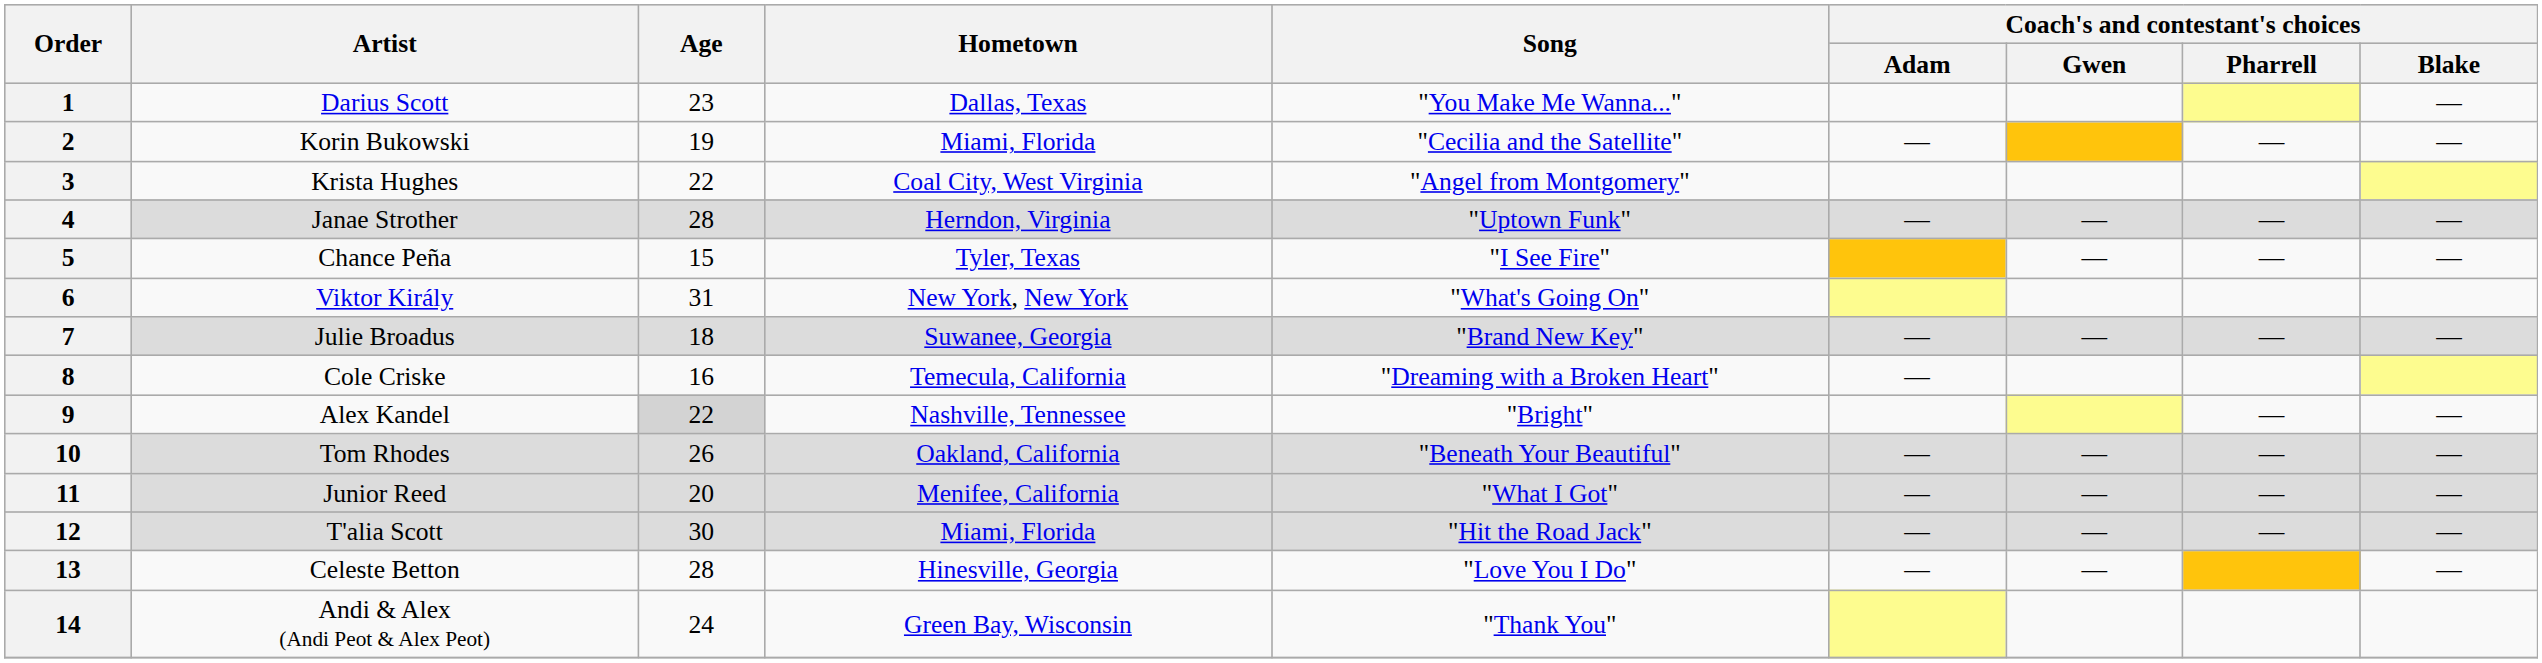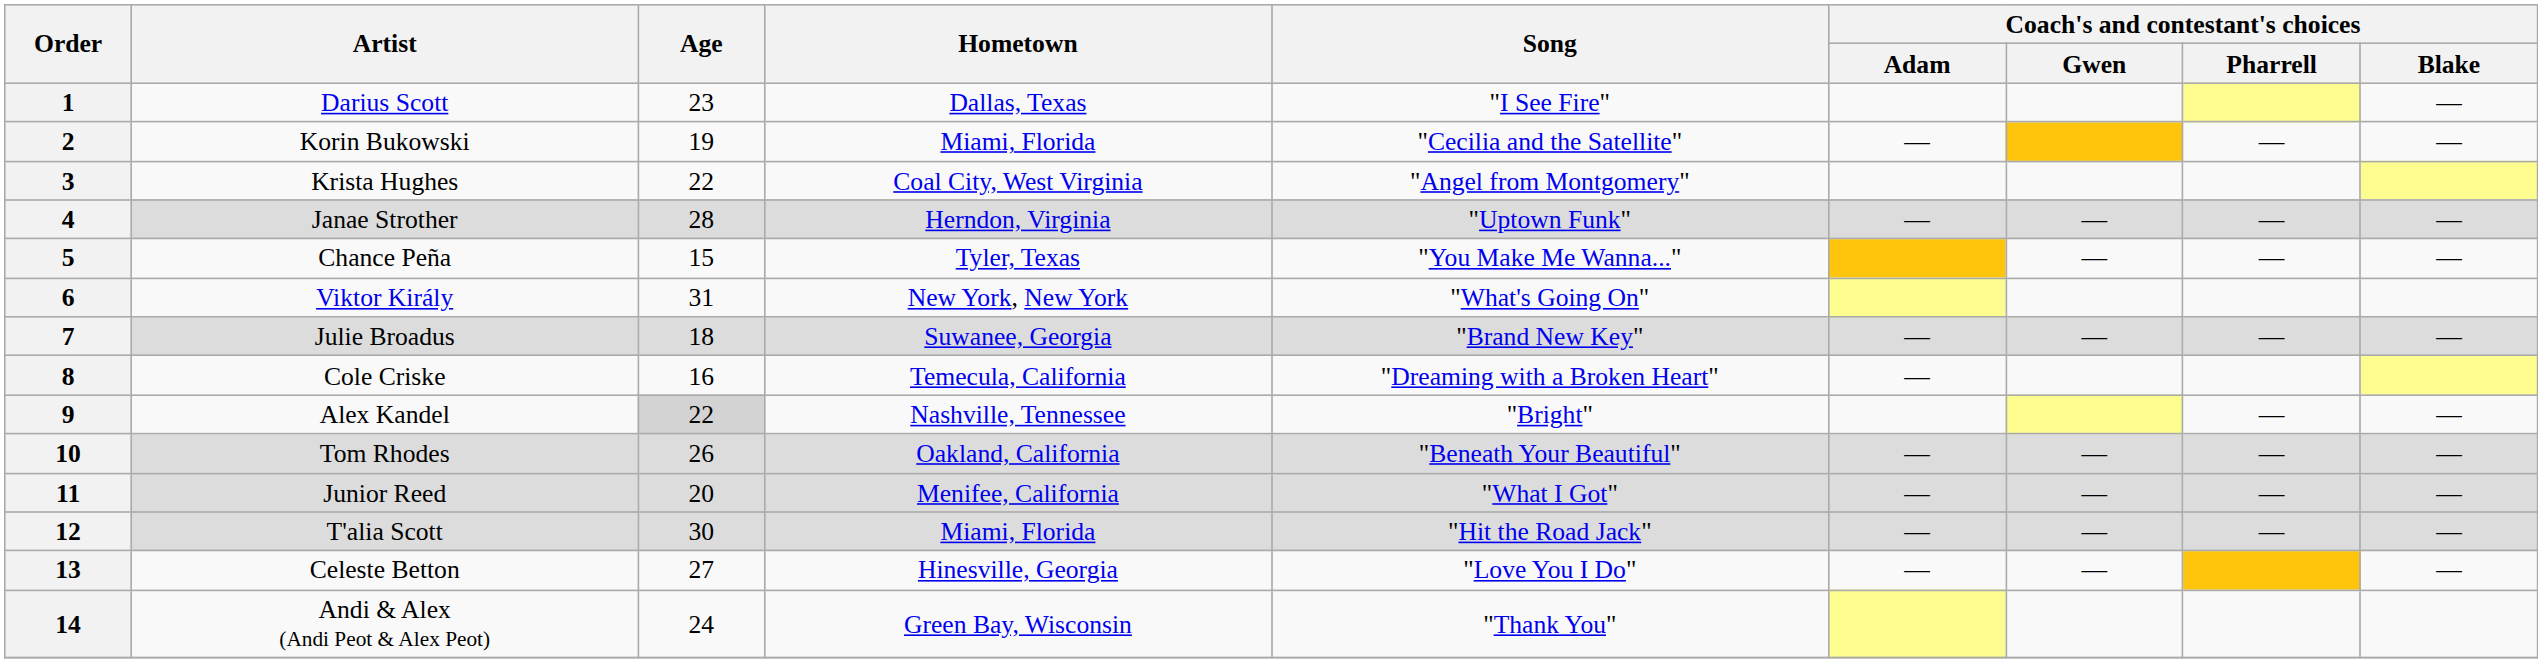(1550, 102) "You Make Me Wanna..." -> (1550, 102) "I See Fire"
(1550, 258) "I See Fire" -> (1550, 258) "You Make Me Wanna..."
(701, 570) 28 -> (701, 570) 27
